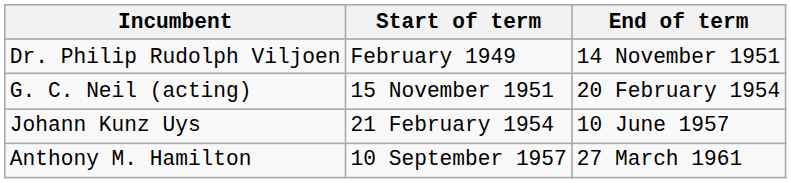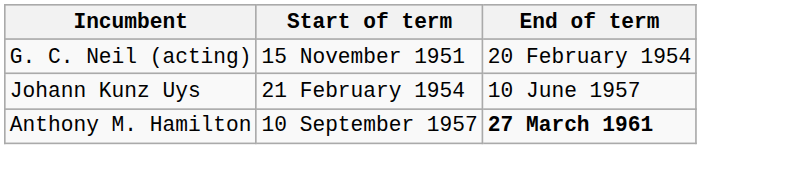- row: (175, 57)
(660, 160) normal -> (570, 126) bold
